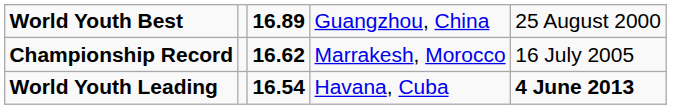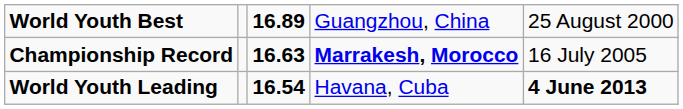(279, 54) 16.62 -> (279, 54) 16.63
(410, 54) normal -> (416, 54) bold
